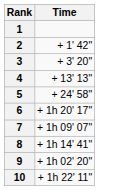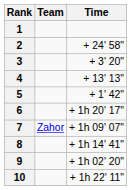+ column: (51, 12)
(75, 45) + 1' 42" -> (104, 45) + 24' 58"
(72, 95) + 24' 58" -> (107, 95) + 1' 42"
